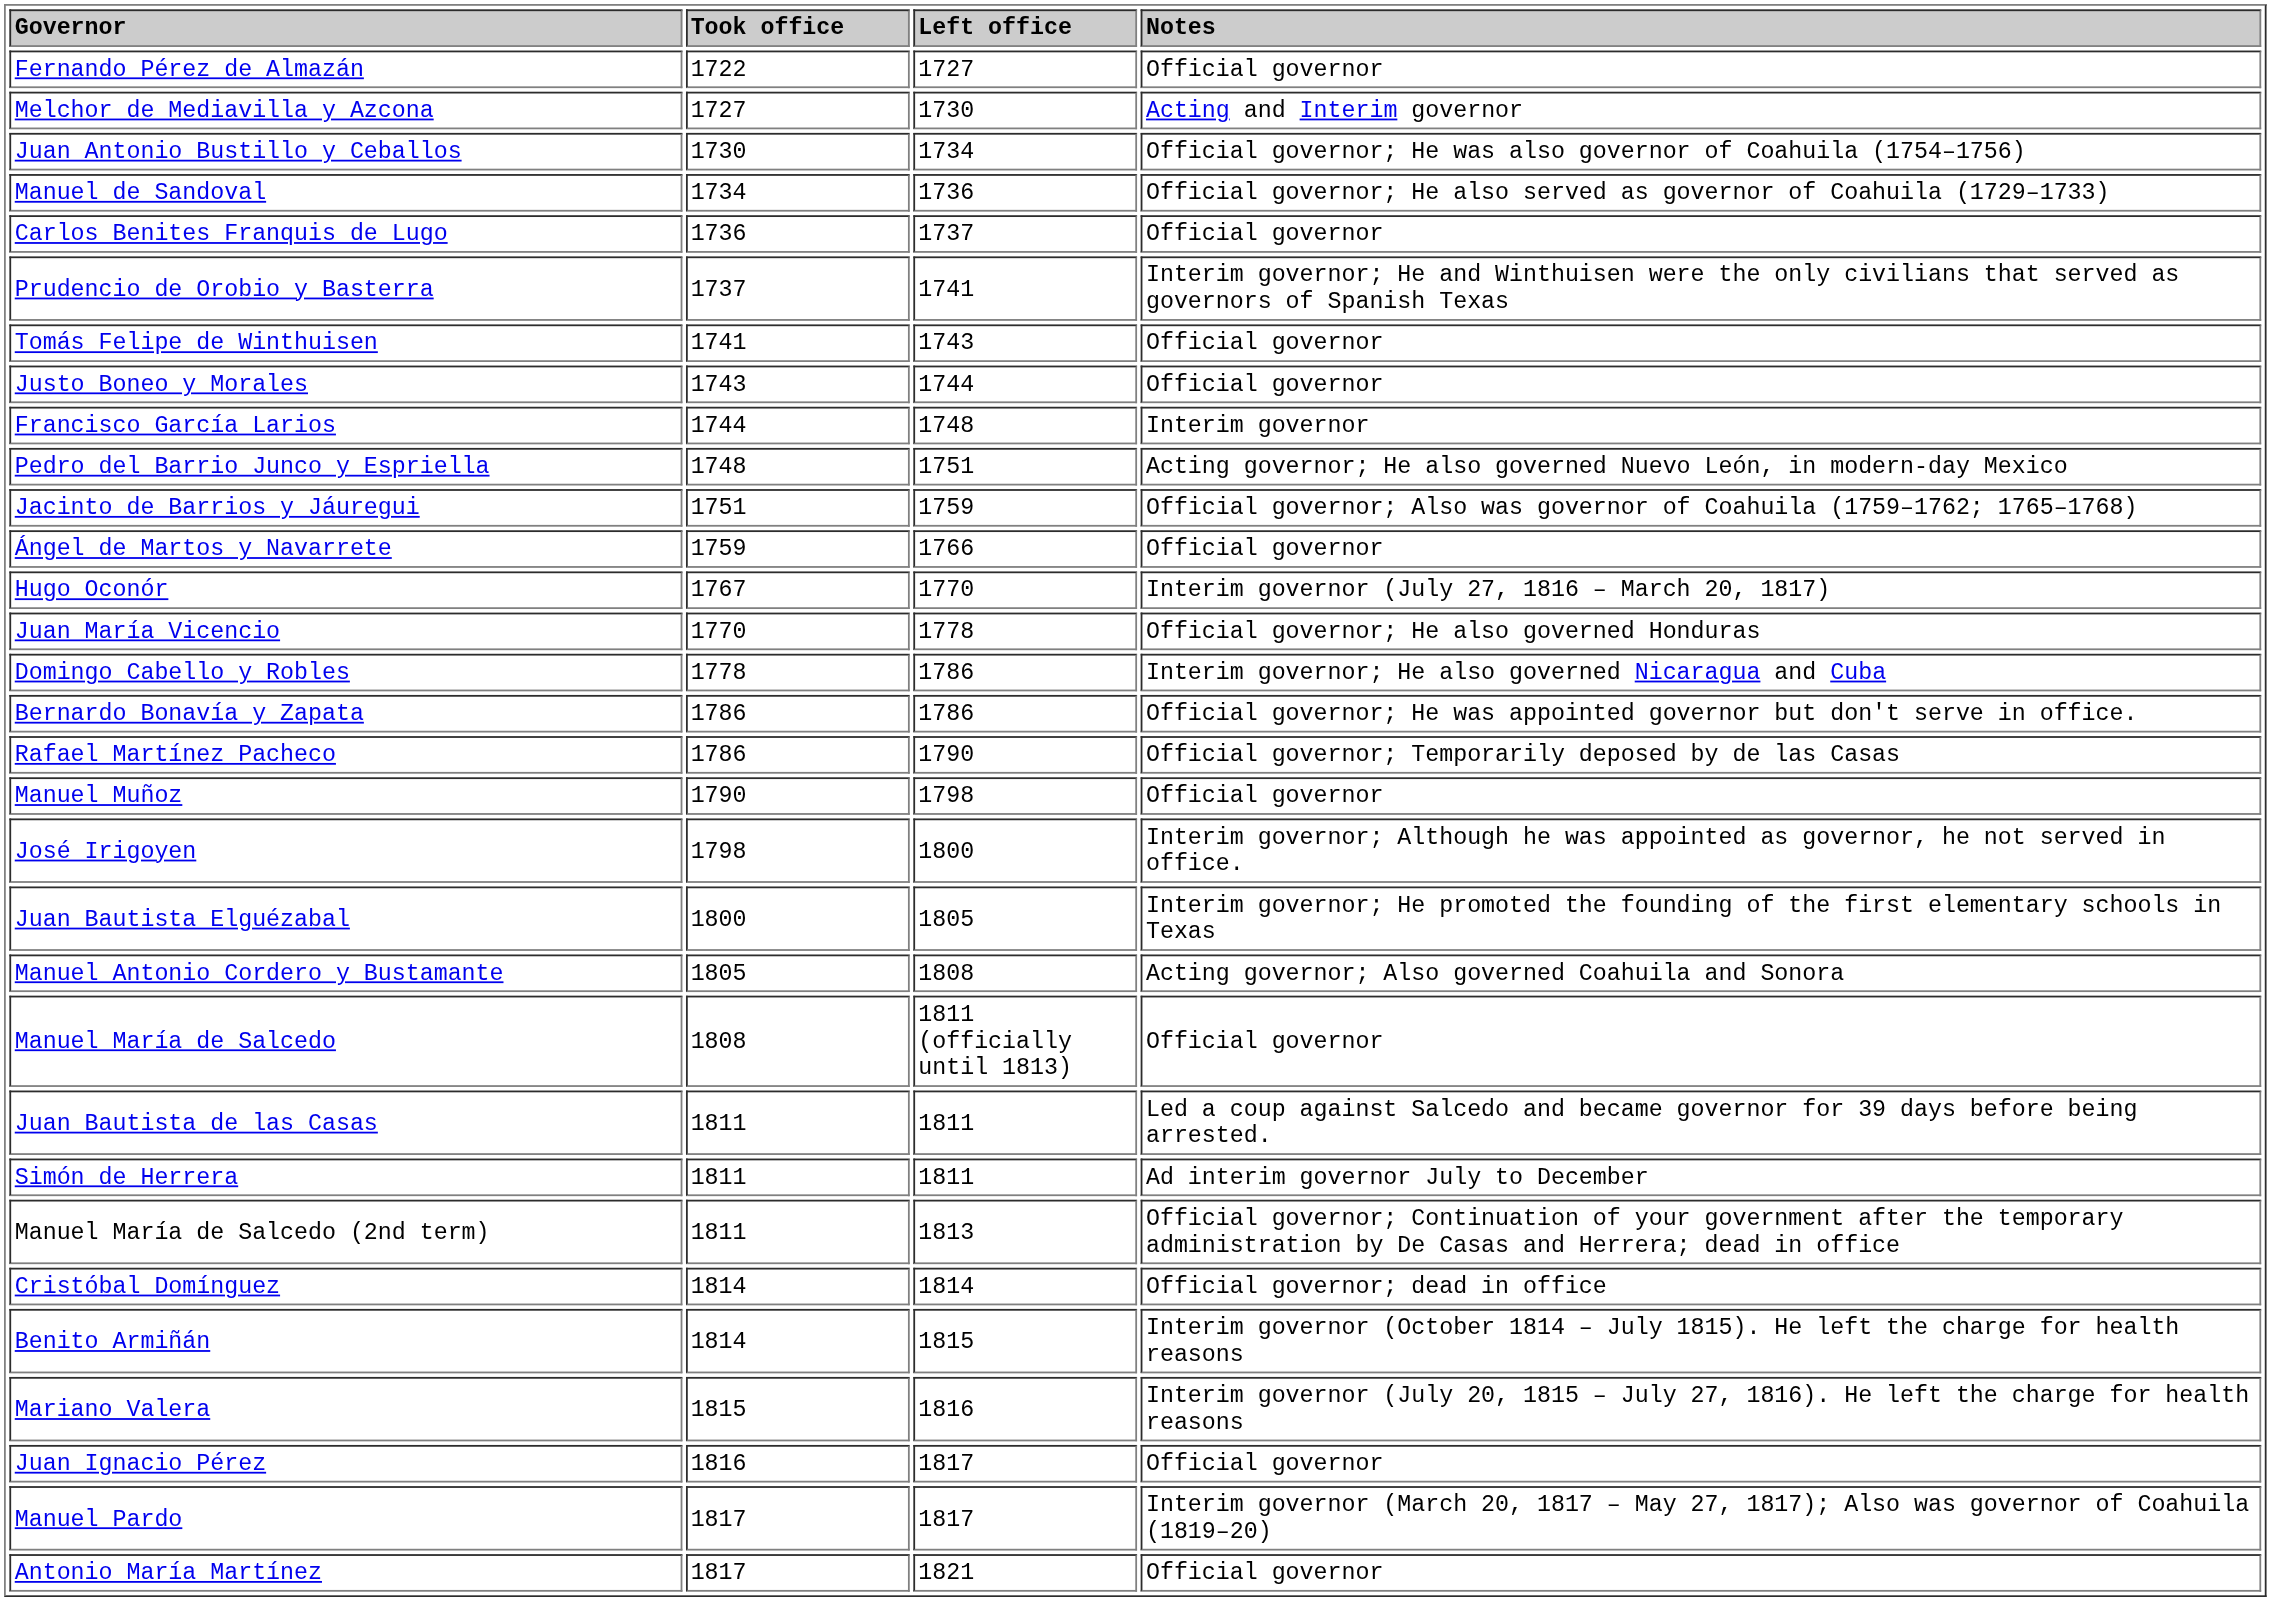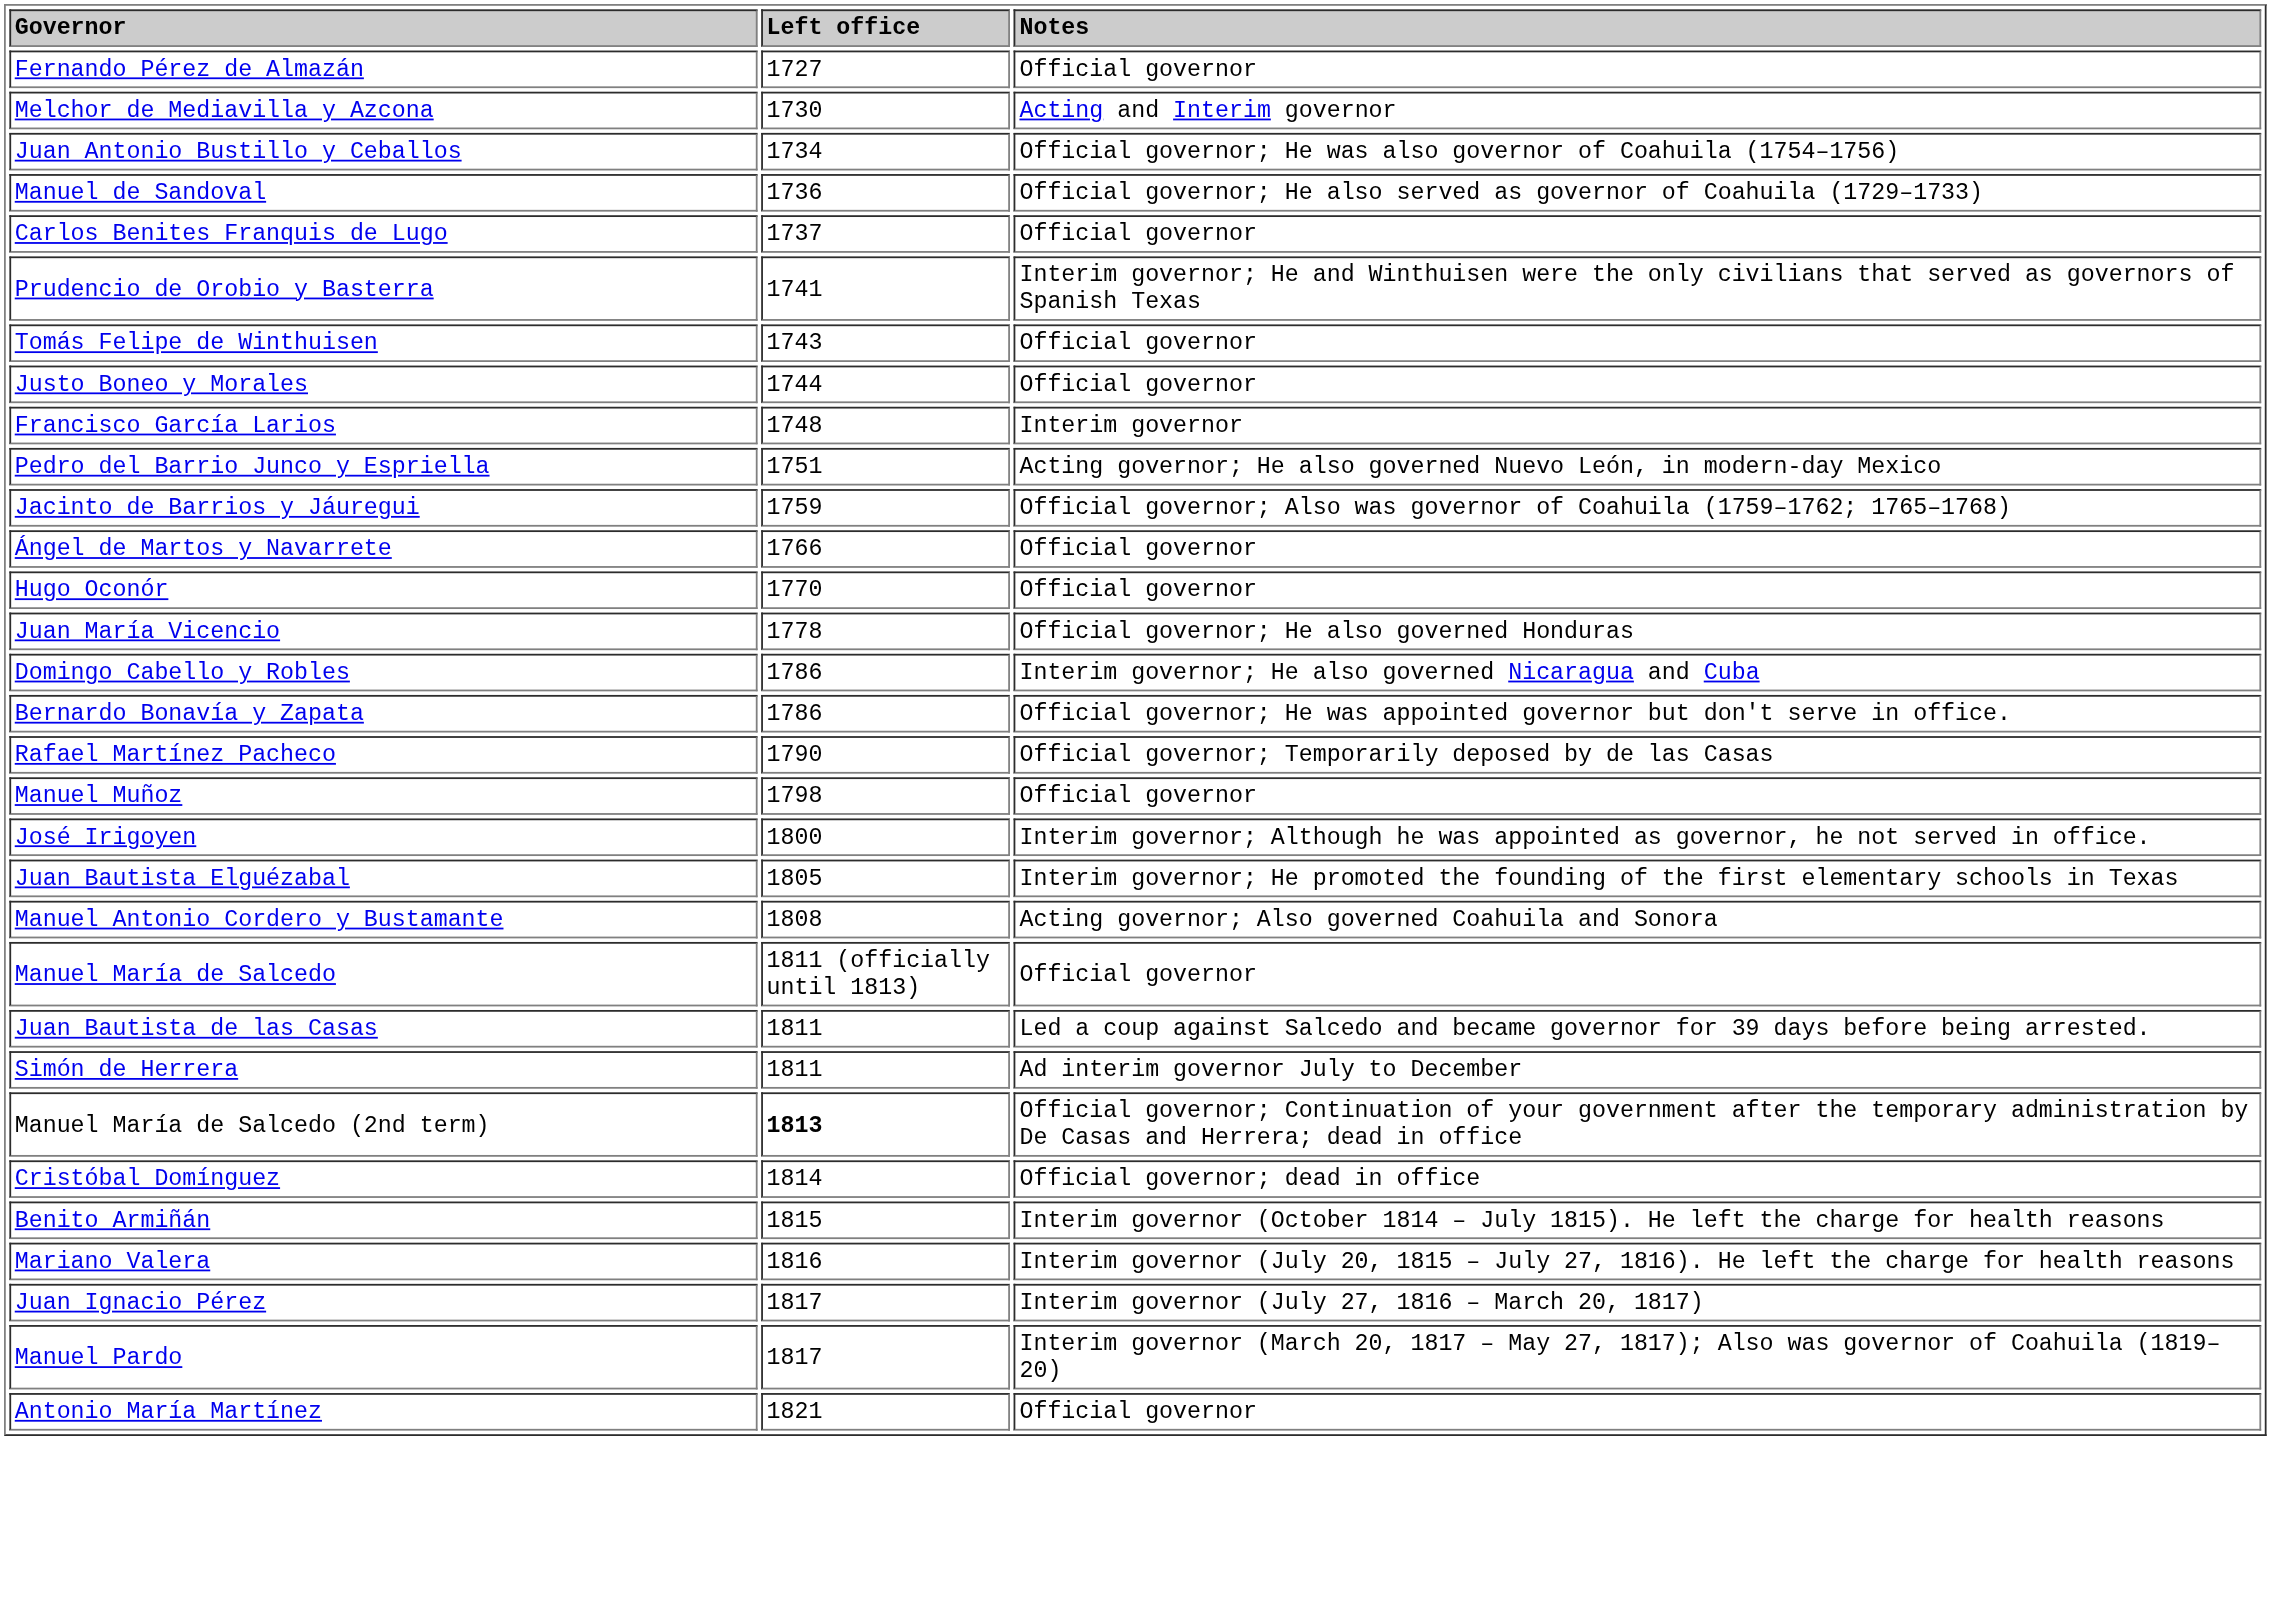- column: (767, 28)
(1488, 590) Interim governor (July 27, 1816 – March 20, 1817) -> (1138, 590) Official governor
(946, 1232) normal -> (794, 1125) bold
(1265, 1464) Official governor -> (1362, 1303) Interim governor (July 27, 1816 – March 20, 1817)
